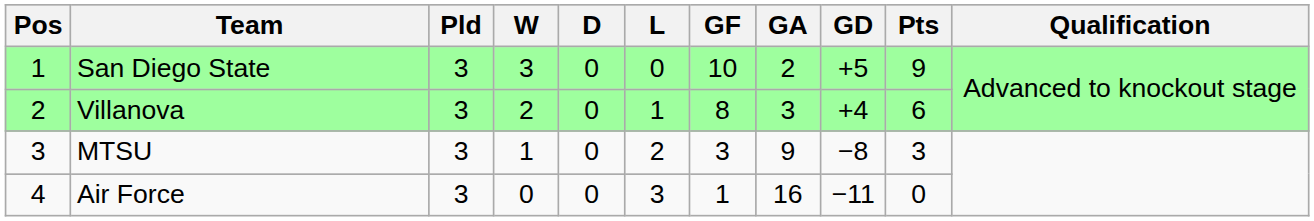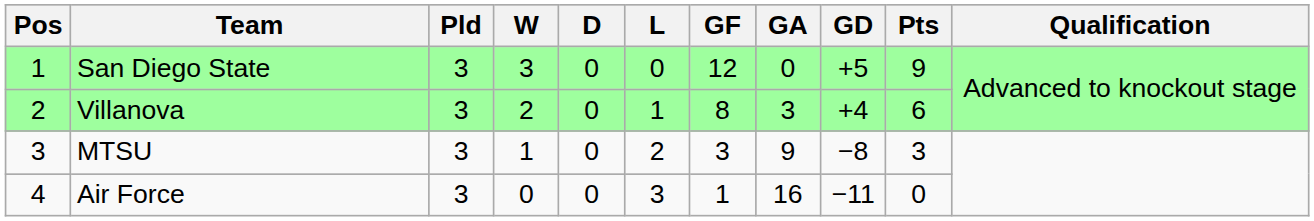(722, 67) 10 -> (722, 67) 12
(788, 67) 2 -> (788, 67) 0
